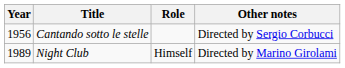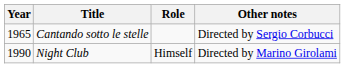(19, 34) 1956 -> (19, 34) 1965
(19, 53) 1989 -> (19, 53) 1990
